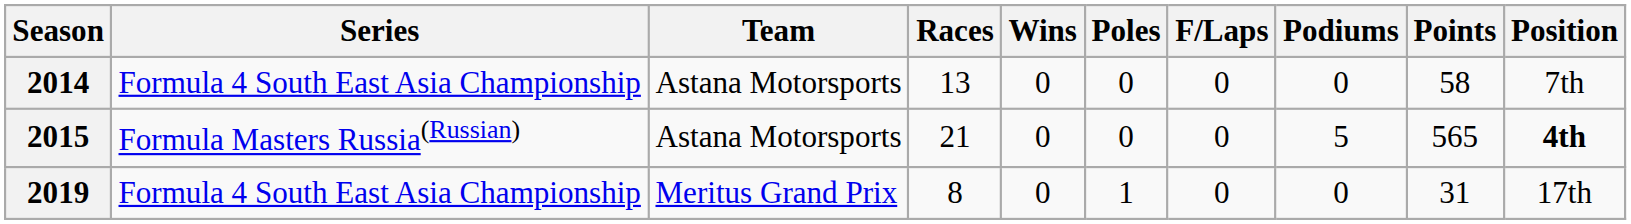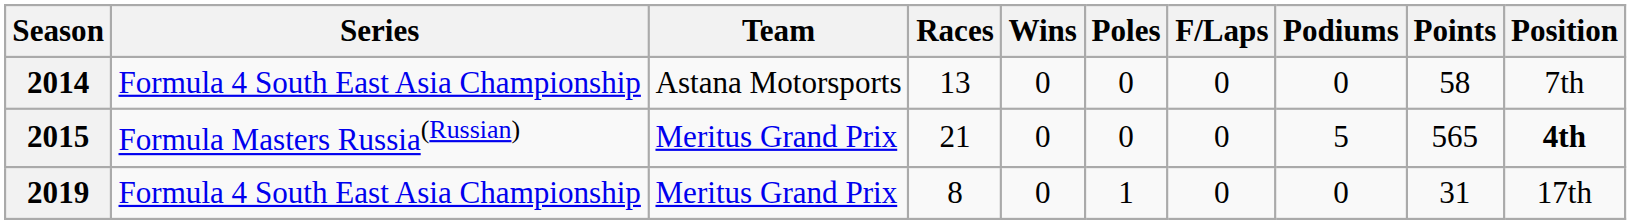(779, 137) Astana Motorsports -> (776, 137) Meritus Grand Prix
